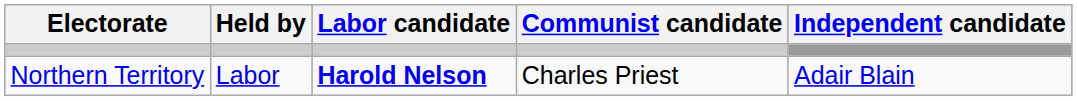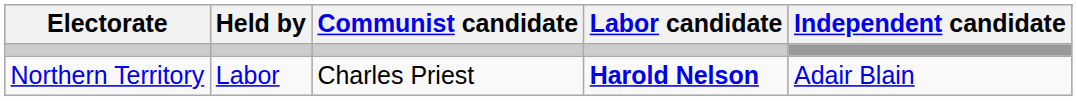columns swapped: (414, 24) <-> (652, 24)
